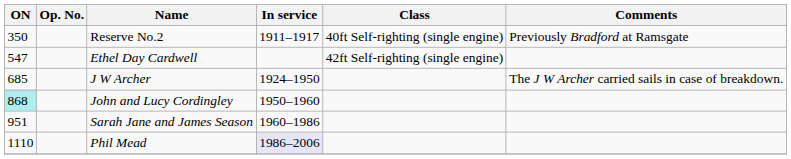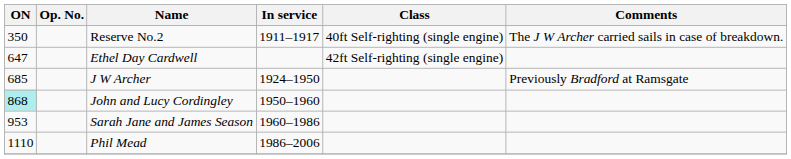(599, 36) Previously Bradford at Ramsgate -> (646, 36) The J W Archer carried sails in case of breakdown.
(18, 57) 547 -> (18, 57) 647
(646, 79) The J W Archer carried sails in case of breakdown. -> (599, 79) Previously Bradford at Ramsgate
(18, 121) 951 -> (18, 121) 953
(289, 143) lavender background -> (289, 143) no background
